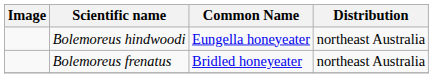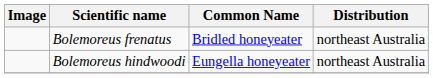rows swapped: (119, 38) <-> (112, 61)
